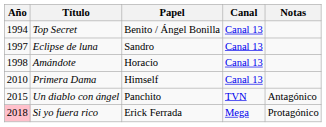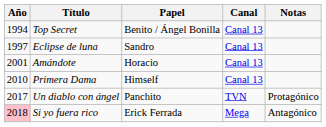(17, 63) 1998 -> (17, 63) 2001
(17, 96) 2015 -> (17, 96) 2017
(292, 96) Antagónico -> (293, 96) Protagónico
(293, 113) Protagónico -> (292, 113) Antagónico
